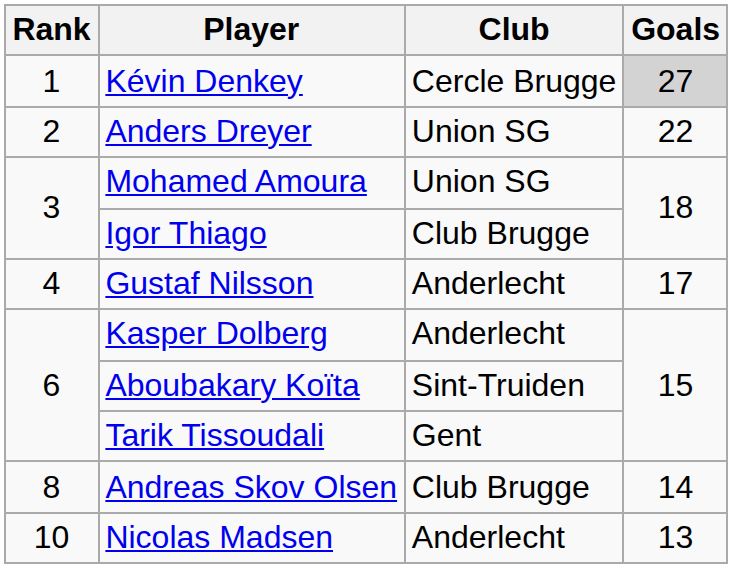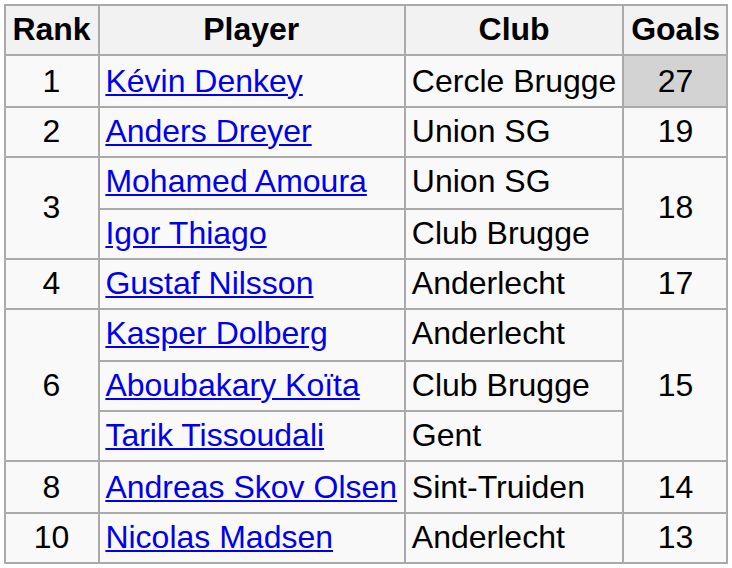(676, 131) 22 -> (676, 131) 19
(498, 385) Sint-Truiden -> (501, 385) Club Brugge
(501, 486) Club Brugge -> (498, 486) Sint-Truiden
